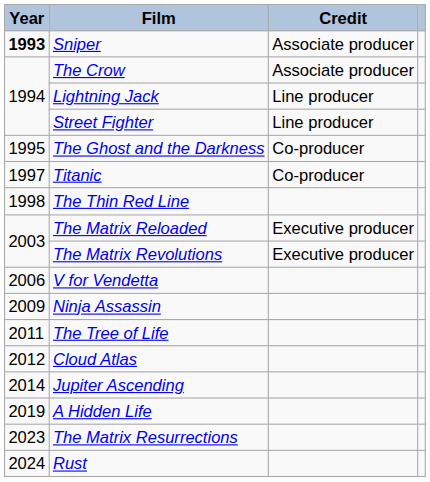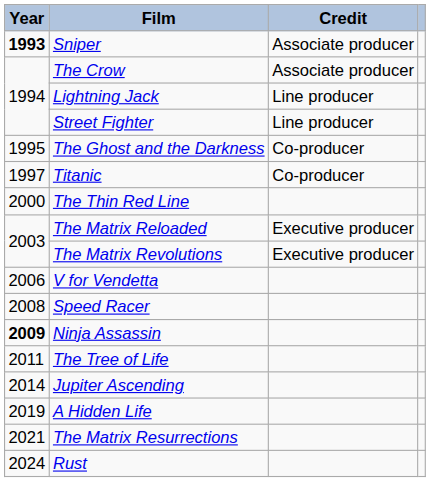(27, 201) 1998 -> (27, 201) 2000
+ row: (101, 306)
(27, 306) normal -> (27, 333) bold
- row: (95, 359)
(27, 437) 2023 -> (27, 437) 2021
